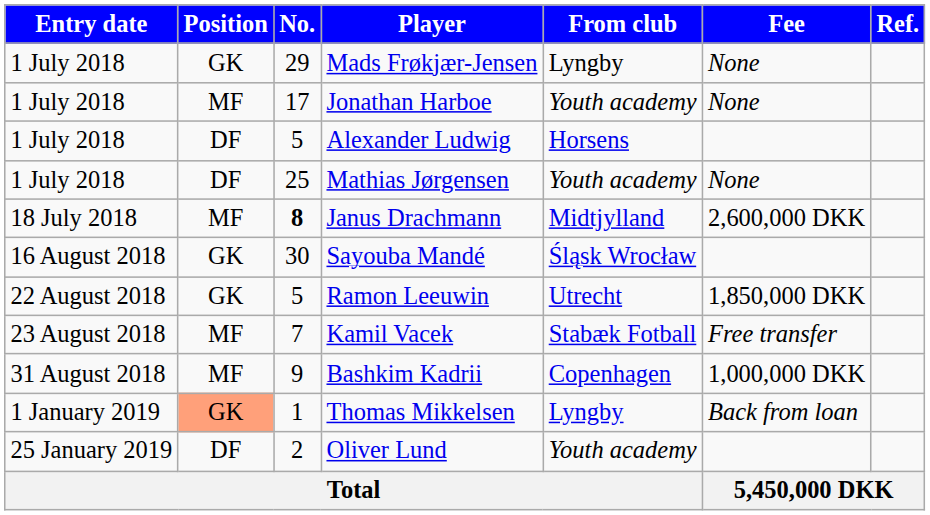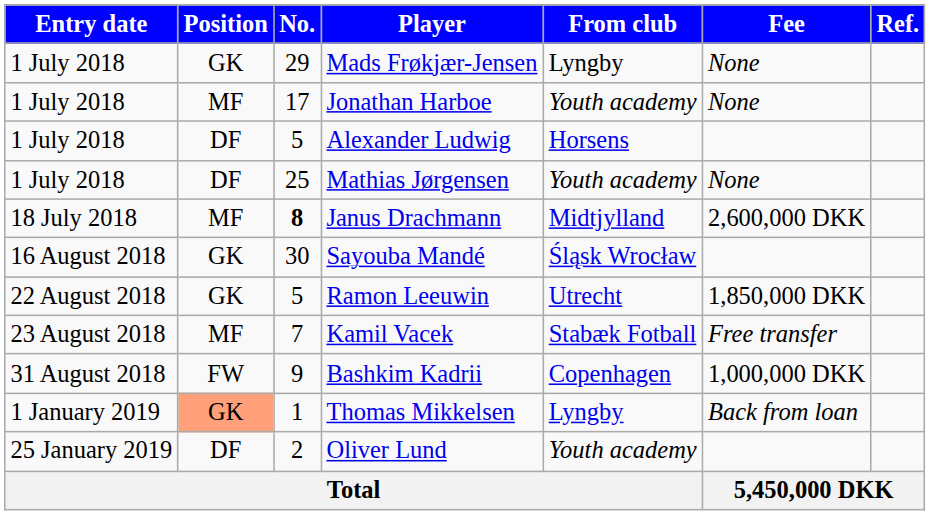(226, 373) MF -> (226, 373) FW
